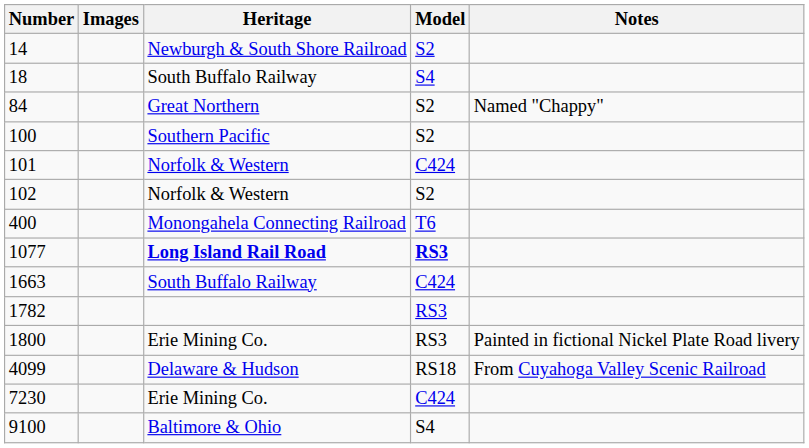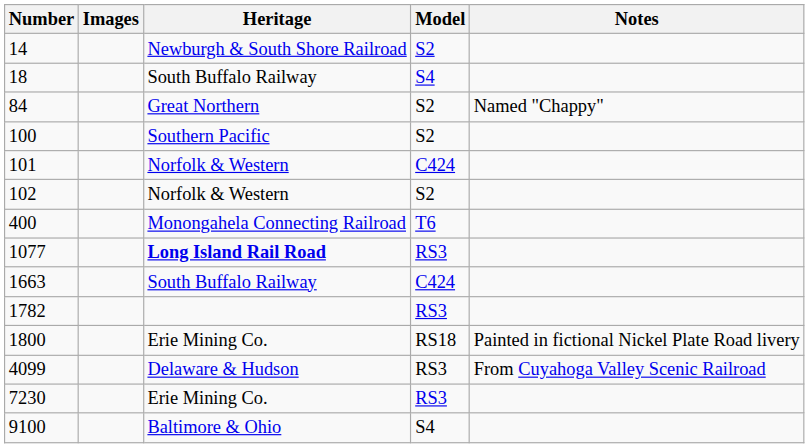(432, 252) bold -> (431, 252) normal
(431, 340) RS3 -> (436, 340) RS18
(436, 369) RS18 -> (431, 369) RS3
(435, 398) C424 -> (431, 398) RS3
